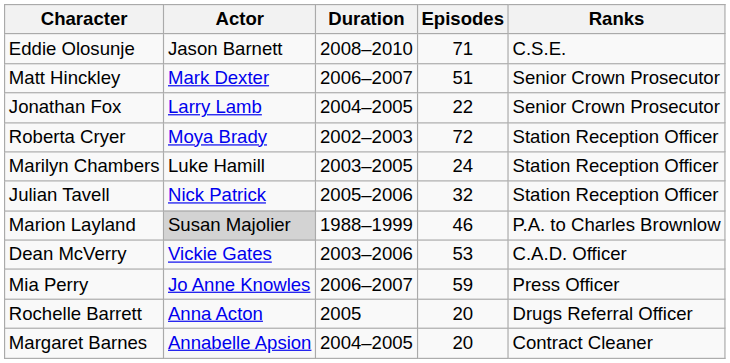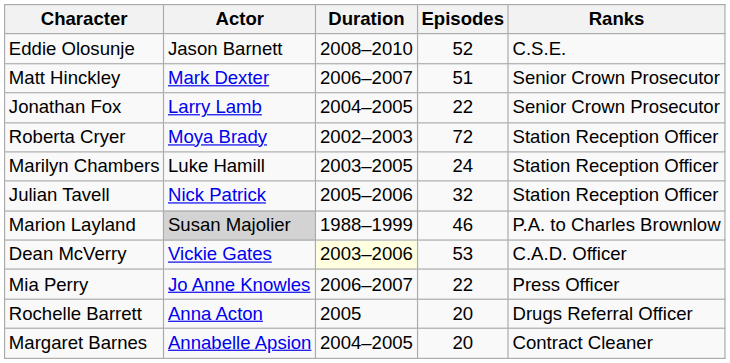(463, 48) 71 -> (463, 48) 52
(366, 254) no background -> (366, 254) lightyellow background
(463, 284) 59 -> (463, 284) 22
